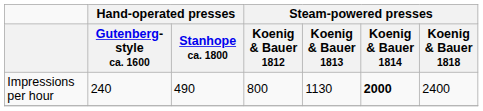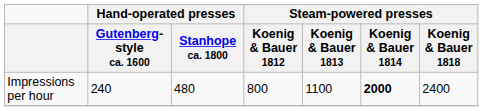(184, 89) 490 -> (184, 89) 480
(319, 89) 1130 -> (319, 89) 1100
